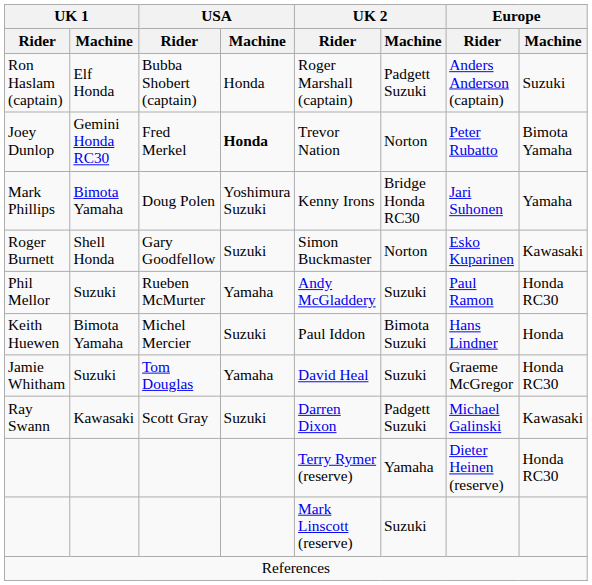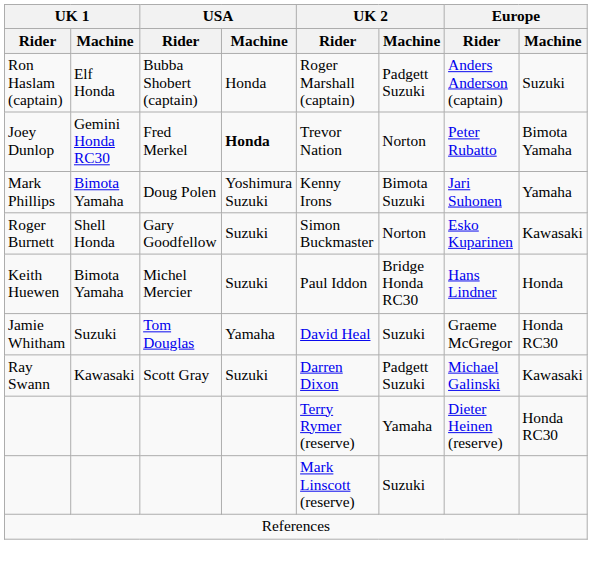(405, 200) Bridge Honda RC30 -> (405, 191) Bimota Suzuki
- row: (29, 292)
(407, 334) Bimota Suzuki -> (403, 283) Bridge Honda RC30
